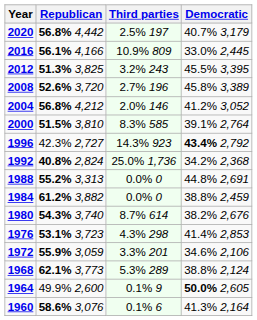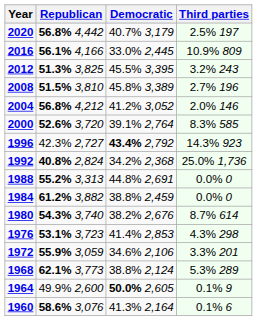columns swapped: (217, 14) <-> (144, 14)
(71, 87) 52.6% 3,720 -> (71, 87) 51.5% 3,810
(71, 124) 51.5% 3,810 -> (71, 124) 52.6% 3,720
